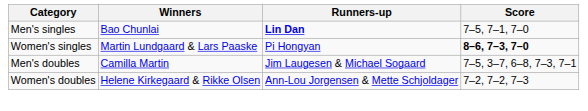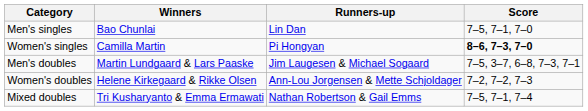(285, 30) bold -> (287, 30) normal
(179, 47) Martin Lundgaard & Lars Paaske -> (131, 47) Camilla Martin
(135, 64) Camilla Martin -> (175, 64) Martin Lundgaard & Lars Paaske
+ row: (42, 98)
